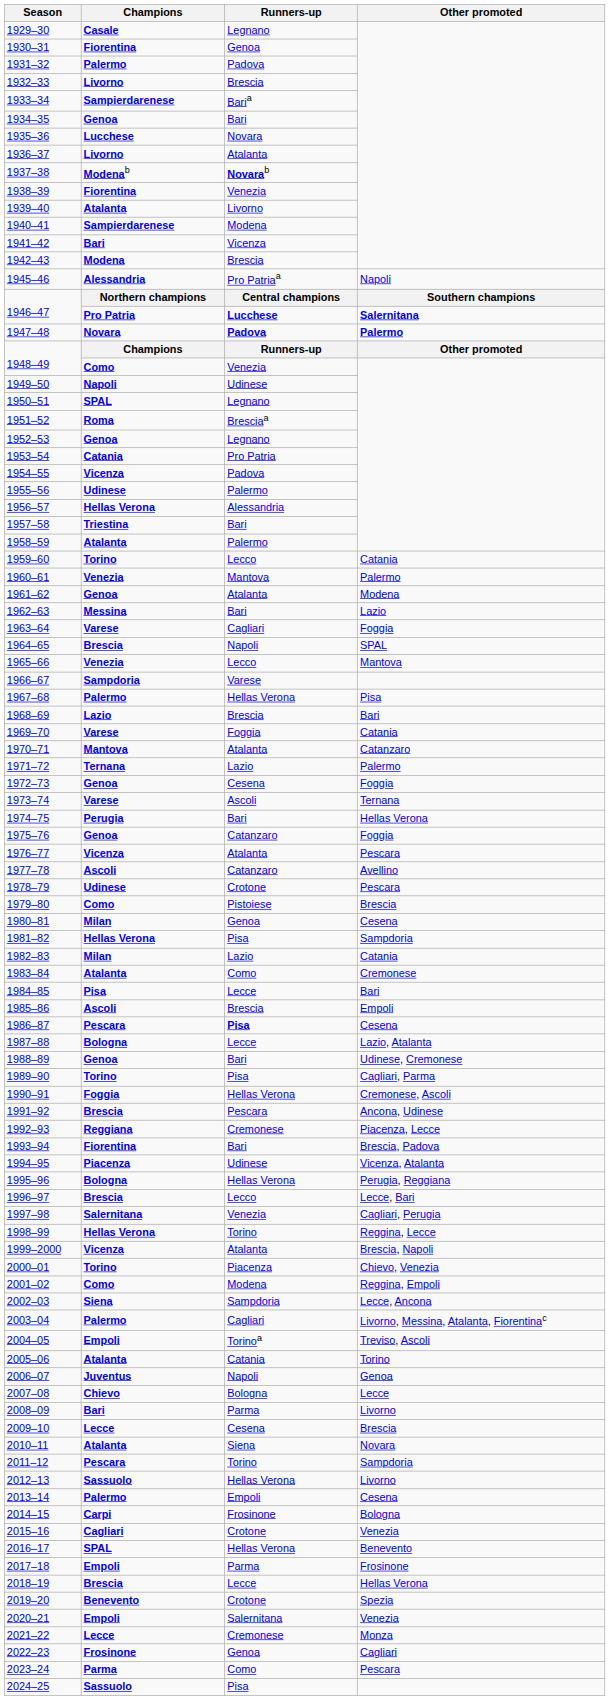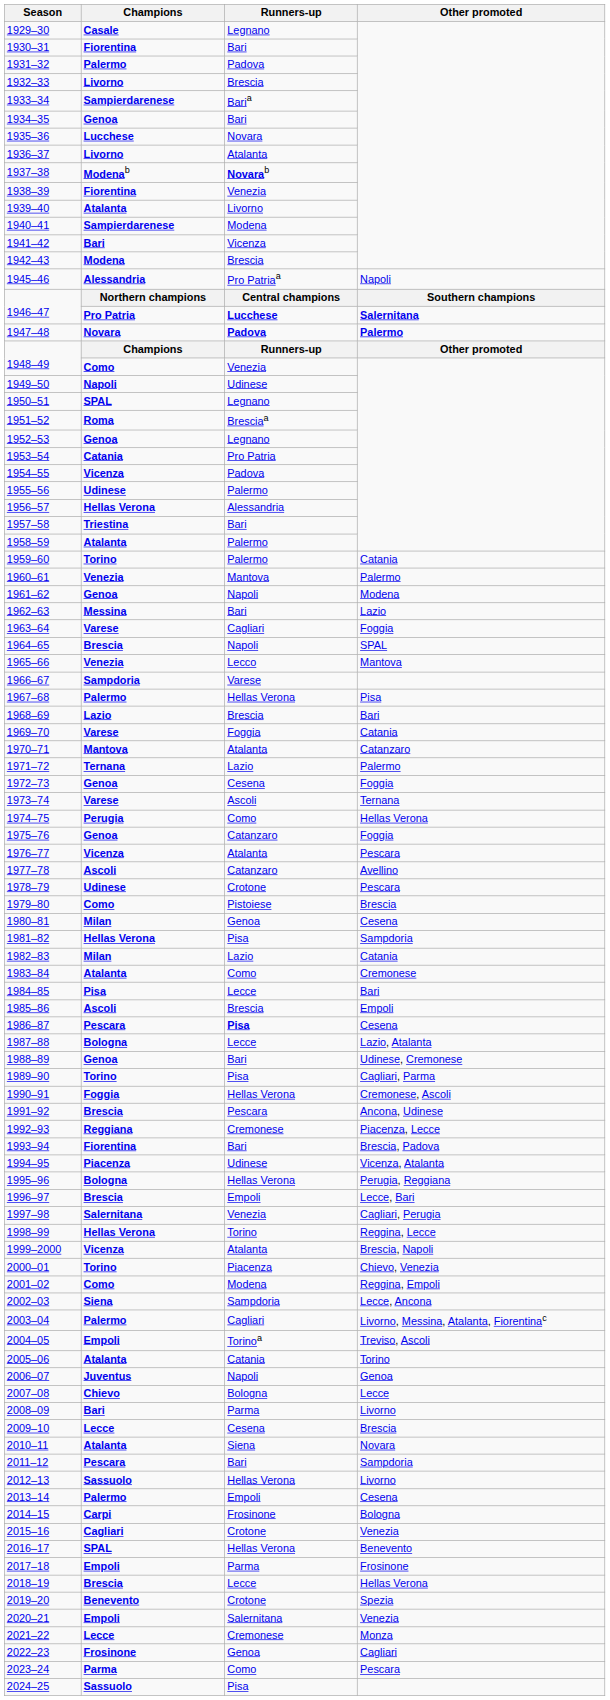(244, 47) Genoa -> (237, 47) Bari
(242, 559) Lecco -> (248, 559) Palermo
(247, 594) Atalanta -> (243, 594) Napoli
(237, 818) Bari -> (242, 818) Como
(242, 1198) Lecco -> (244, 1198) Empoli
(242, 1462) Torino -> (237, 1462) Bari
